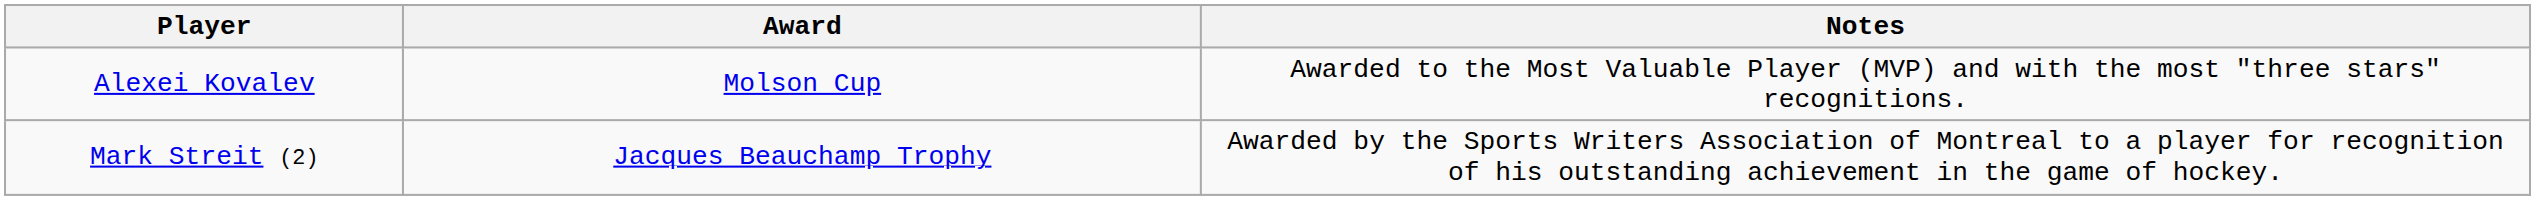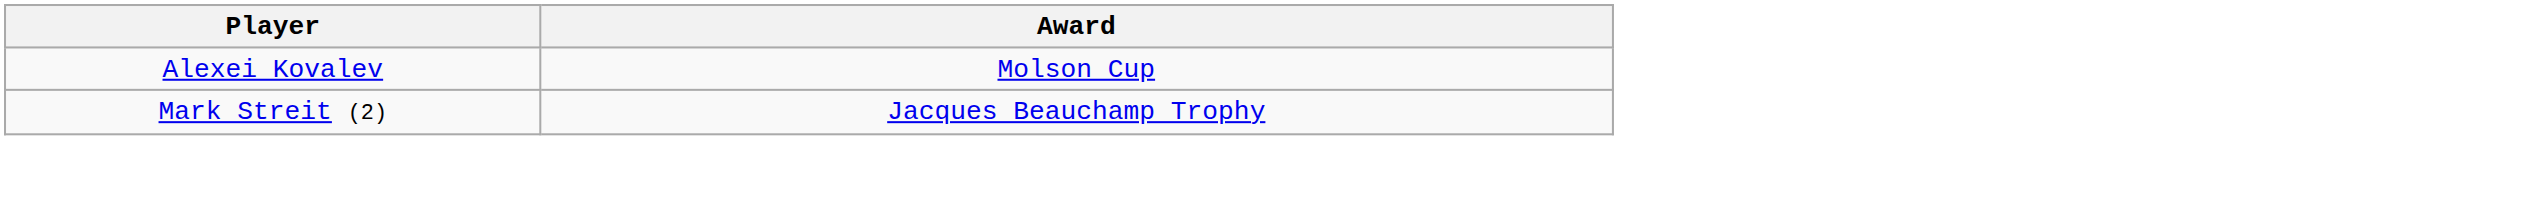- column: (1866, 26)
